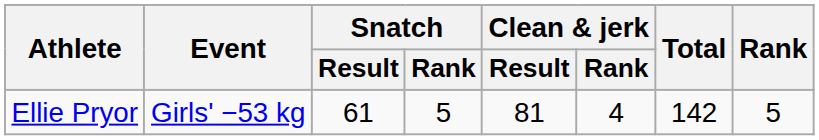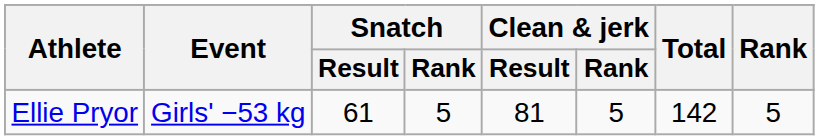(616, 113) 4 -> (616, 113) 5
